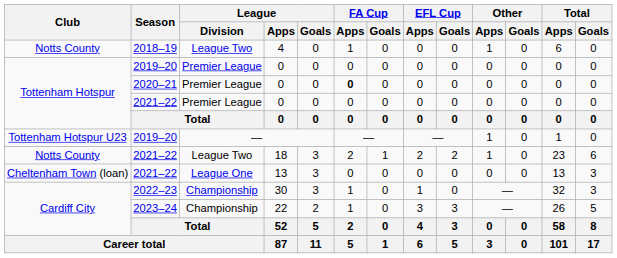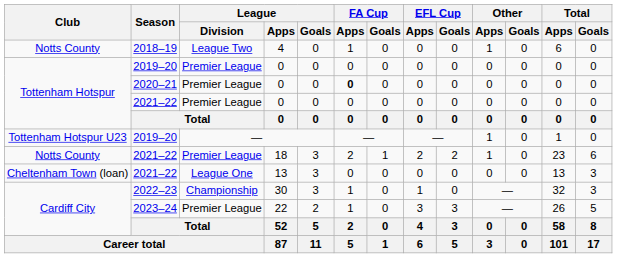(222, 155) League Two -> (222, 155) Premier League
(222, 208) Championship -> (222, 208) Premier League
